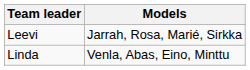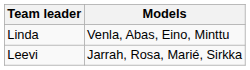rows swapped: (23, 34) <-> (23, 55)
